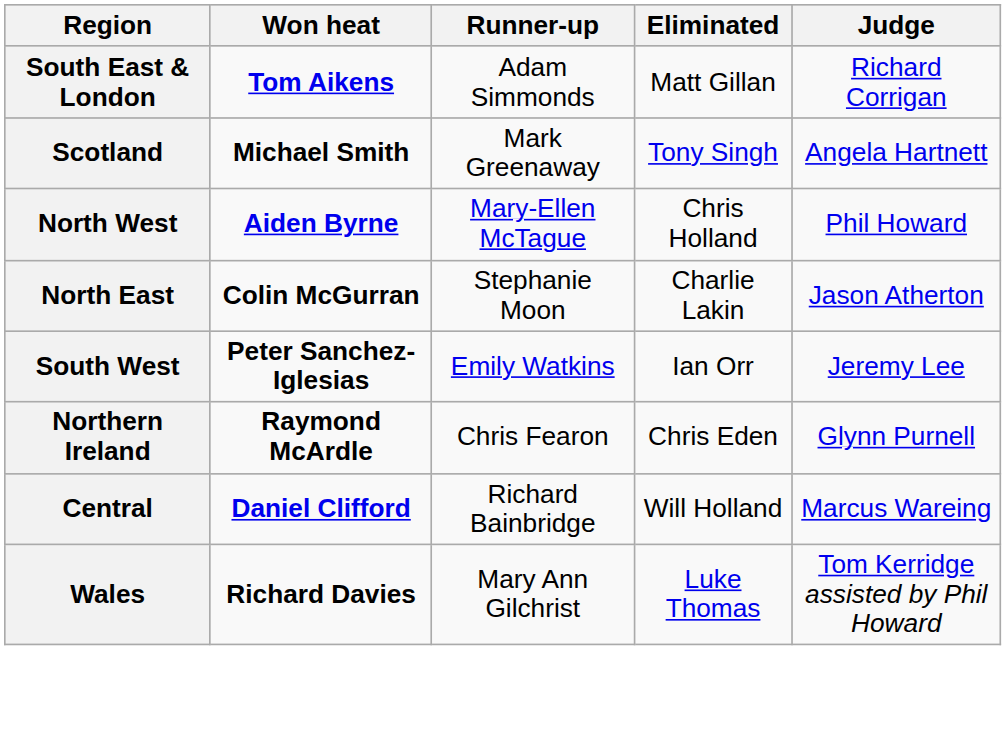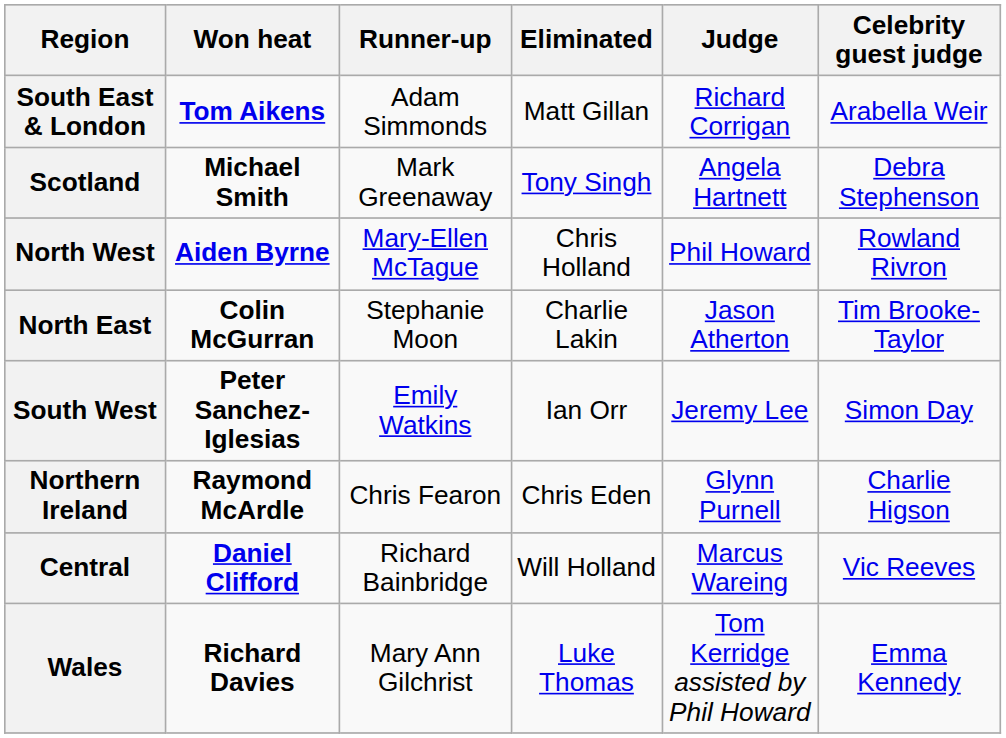+ column: (909, 40)
